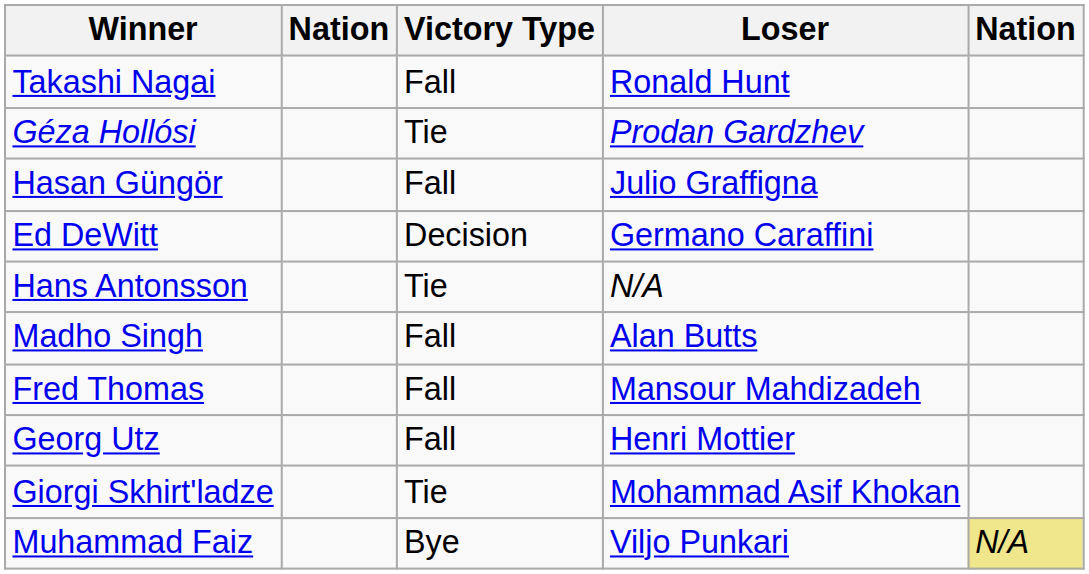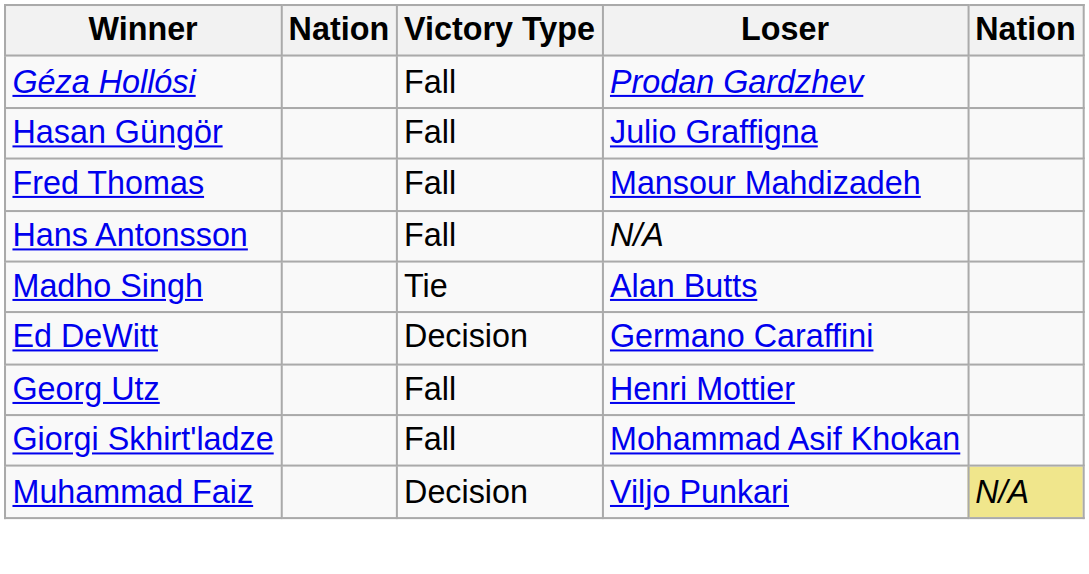- row: (114, 81)
(426, 132) Tie -> (430, 81) Fall
rows swapped: (108, 388) <-> (85, 235)
(426, 286) Tie -> (430, 235) Fall
(430, 337) Fall -> (426, 286) Tie
(426, 491) Tie -> (430, 440) Fall
(432, 542) Bye -> (466, 491) Decision
